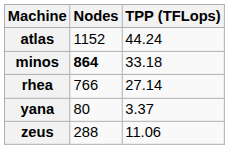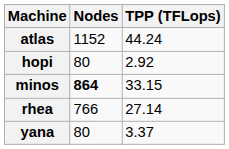+ row: (37, 62)
(144, 62) 33.18 -> (144, 86) 33.15
- row: (37, 132)
